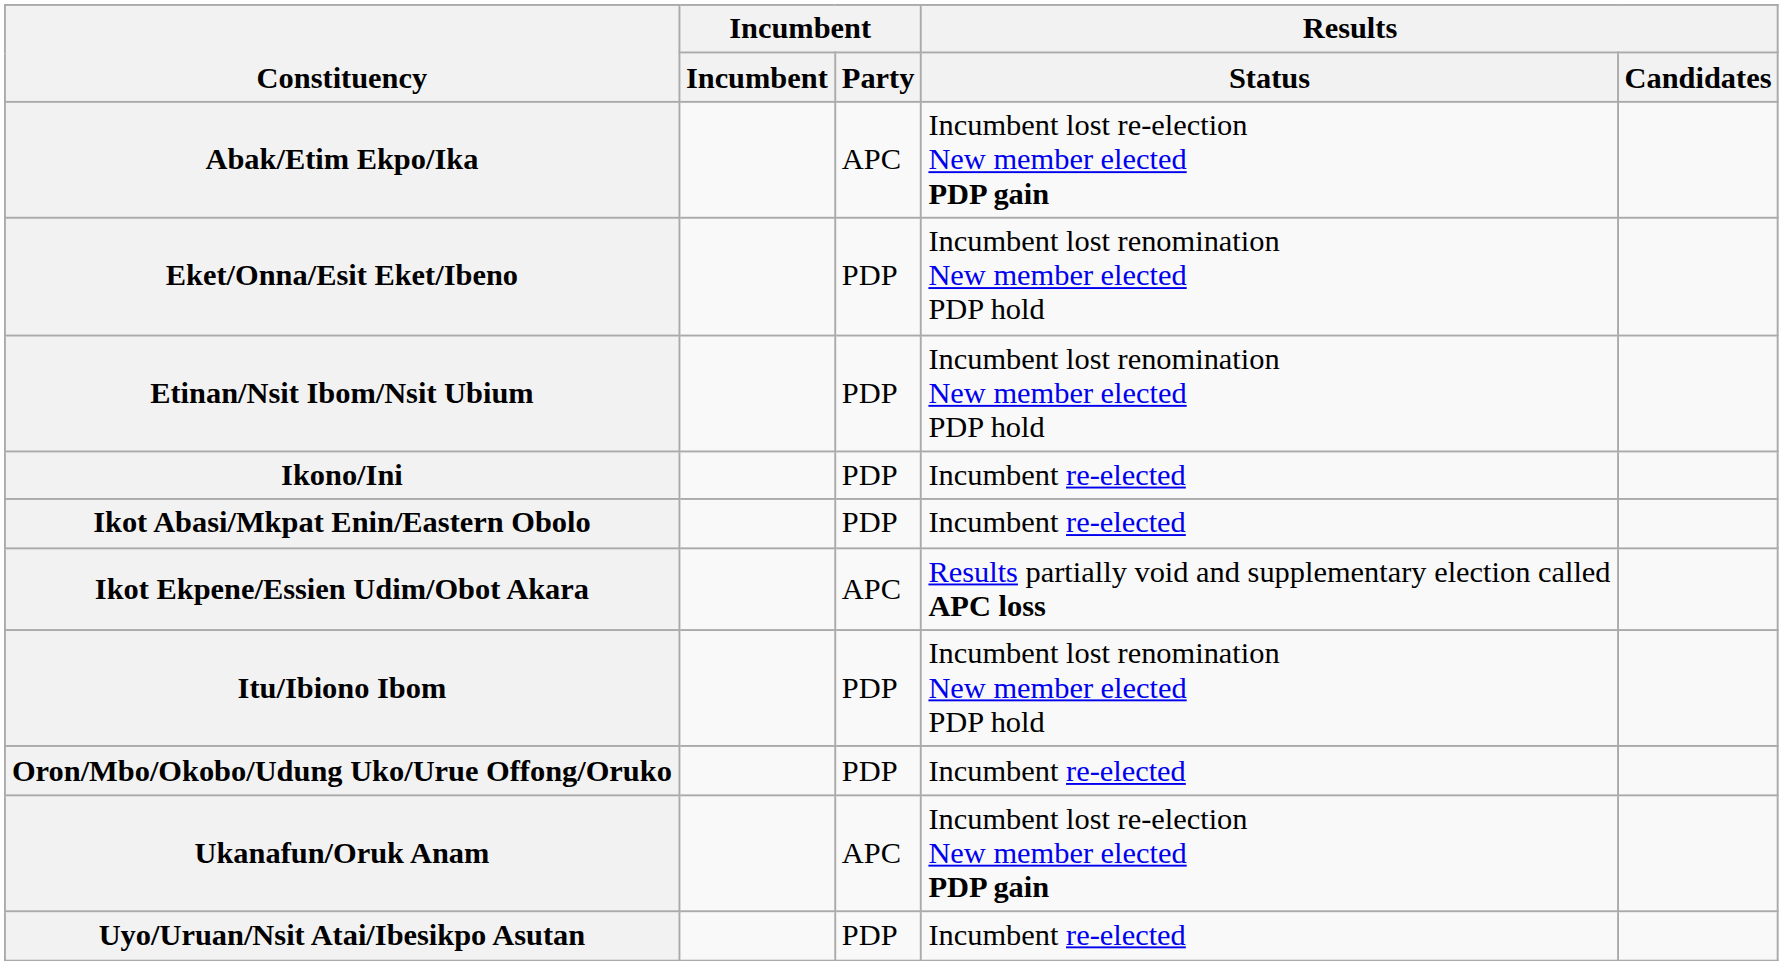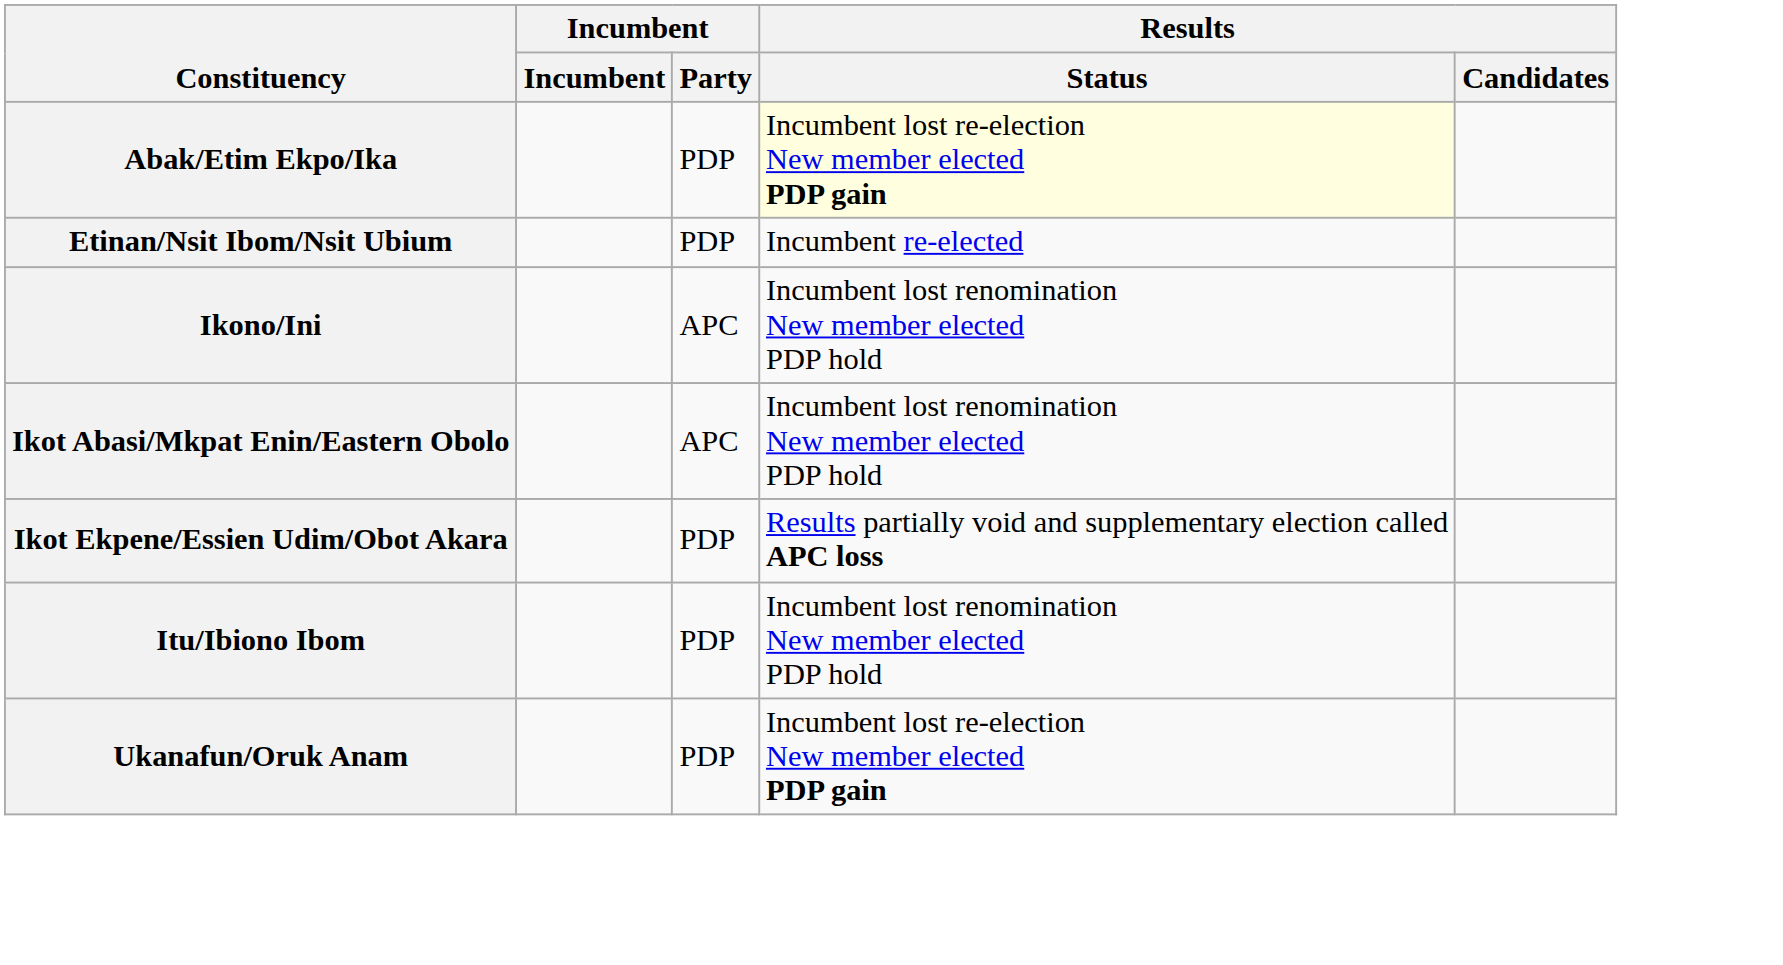(871, 159) APC -> (707, 159) PDP
(1088, 159) no background -> (926, 159) lightyellow background
- row: (342, 275)
(1104, 392) Incumbent lost renomination New member elected PDP hold -> (895, 241) Incumbent re-elected
(870, 474) PDP -> (709, 324) APC
(1057, 474) Incumbent re-elected -> (942, 324) Incumbent lost renomination New member elected PDP hold
(870, 523) PDP -> (709, 440) APC
(1057, 523) Incumbent re-elected -> (942, 440) Incumbent lost renomination New member elected PDP hold
(871, 588) APC -> (707, 540) PDP
- row: (342, 770)
(871, 852) APC -> (707, 756) PDP
- row: (342, 935)
